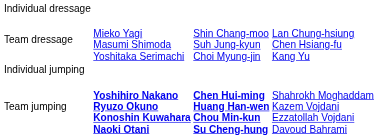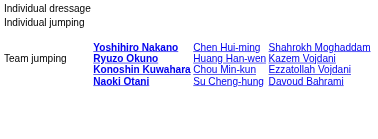- row: (38, 39)
(231, 112) bold -> (230, 64) normal
